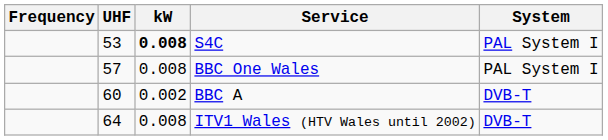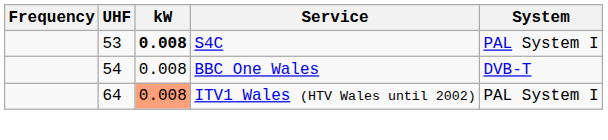(112, 70) 57 -> (112, 70) 54
(541, 70) PAL System I -> (507, 70) DVB-T
- row: (218, 96)
(163, 122) no background -> (163, 96) lightsalmon background
(507, 122) DVB-T -> (541, 96) PAL System I
